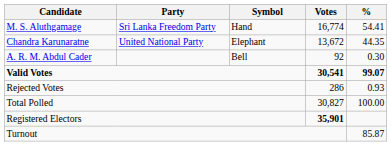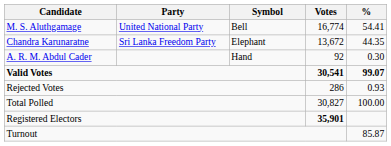(167, 27) Sri Lanka Freedom Party -> (161, 27) United National Party
(242, 27) Hand -> (239, 27) Bell
(161, 42) United National Party -> (167, 42) Sri Lanka Freedom Party
(239, 57) Bell -> (242, 57) Hand
